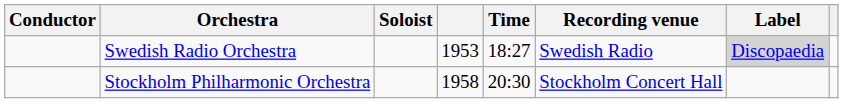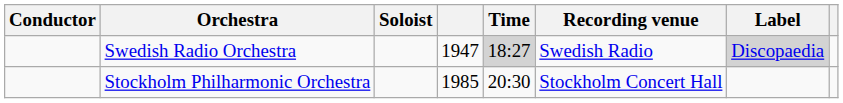(460, 51) 1953 -> (460, 51) 1947
(509, 51) no background -> (509, 51) lightgrey background
(460, 82) 1958 -> (460, 82) 1985
